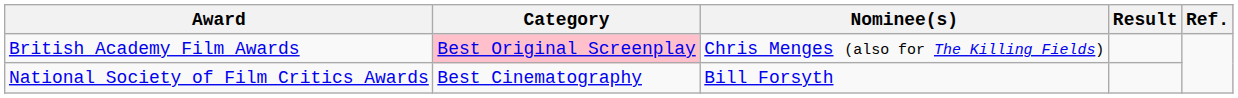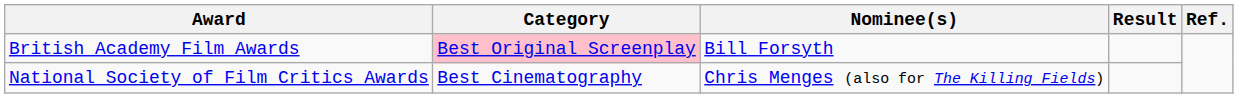(904, 49) Chris Menges (also for The Killing Fields) -> (769, 49) Bill Forsyth
(769, 78) Bill Forsyth -> (904, 78) Chris Menges (also for The Killing Fields)
